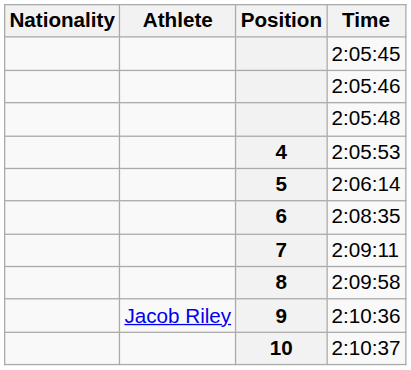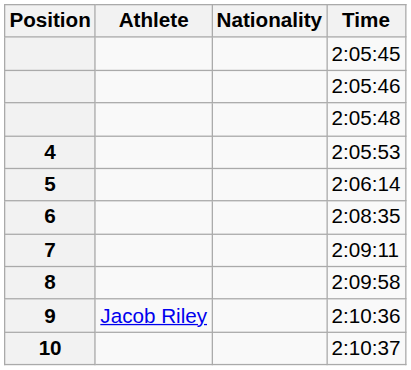columns swapped: (281, 20) <-> (62, 20)
